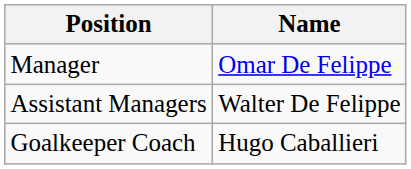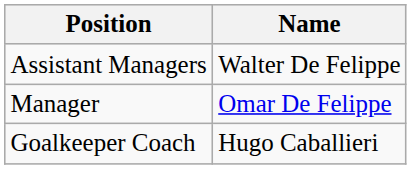rows swapped: (55, 63) <-> (109, 103)
